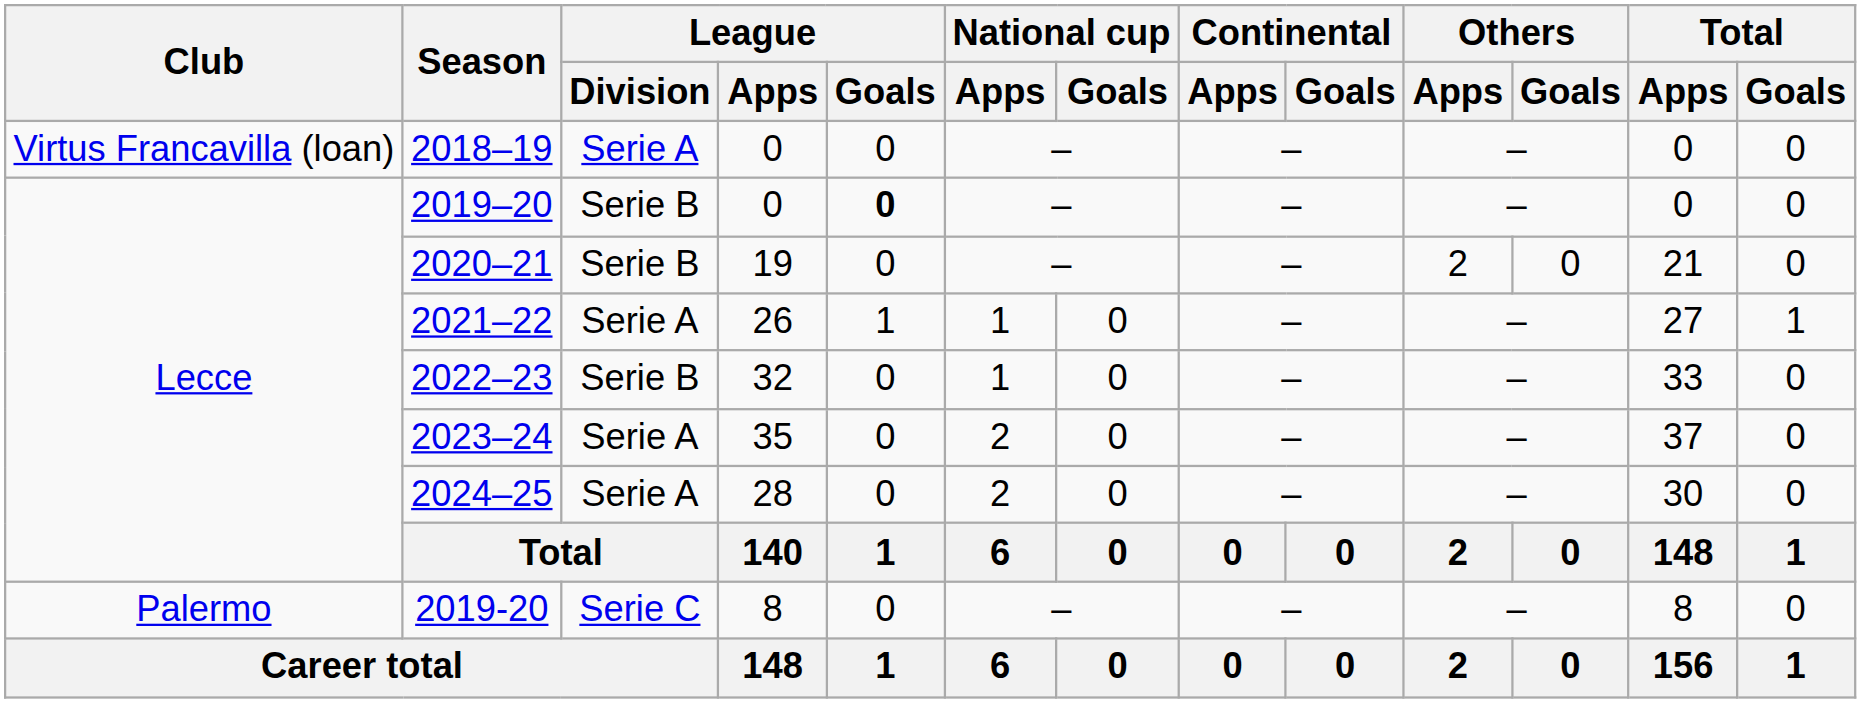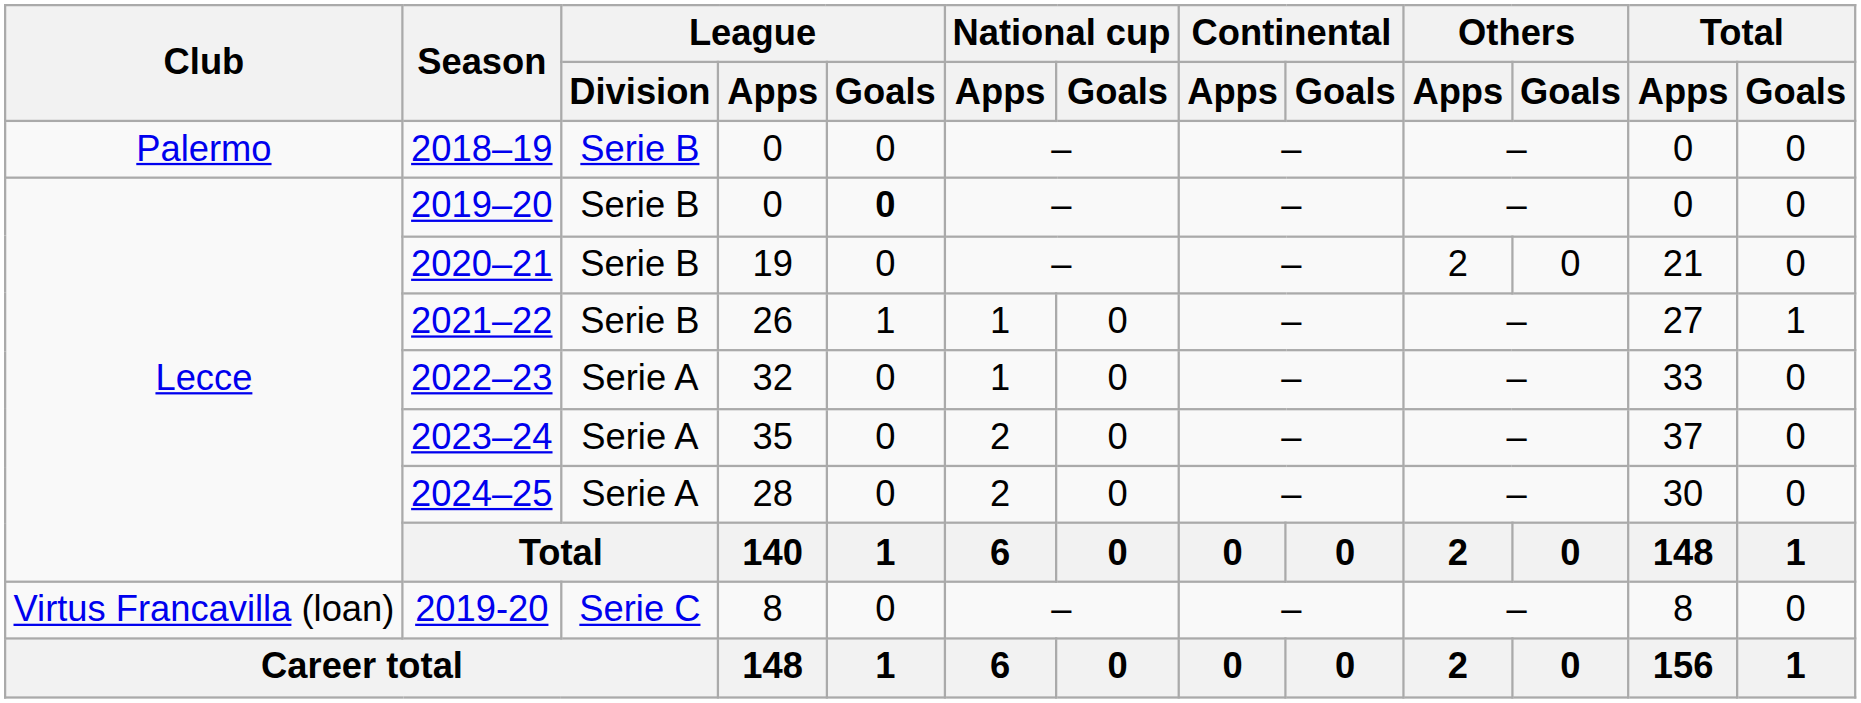(204, 148) Virtus Francavilla (loan) -> (204, 148) Palermo
(640, 148) Serie A -> (640, 148) Serie B
(640, 321) Serie A -> (640, 321) Serie B
(640, 378) Serie B -> (640, 378) Serie A
(204, 609) Palermo -> (204, 609) Virtus Francavilla (loan)
